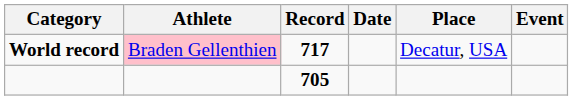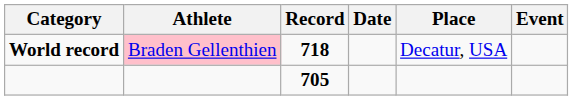(315, 49) 717 -> (315, 49) 718
